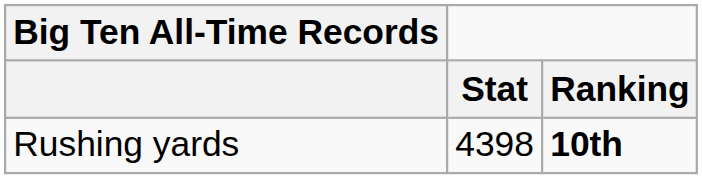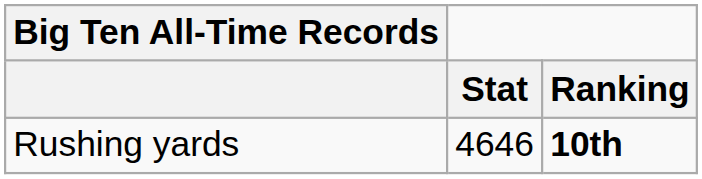(495, 144) 4398 -> (495, 144) 4646
